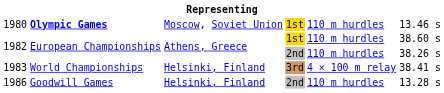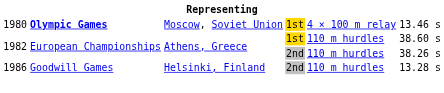(346, 24) 110 m hurdles -> (352, 24) 4 × 100 m relay
- row: (15, 68)
